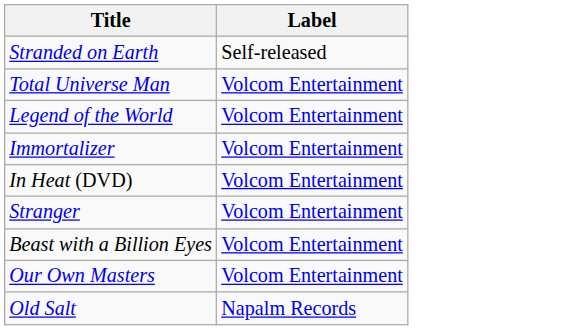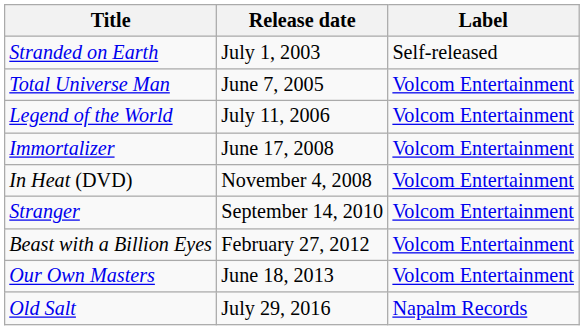+ column: (302, 20)
